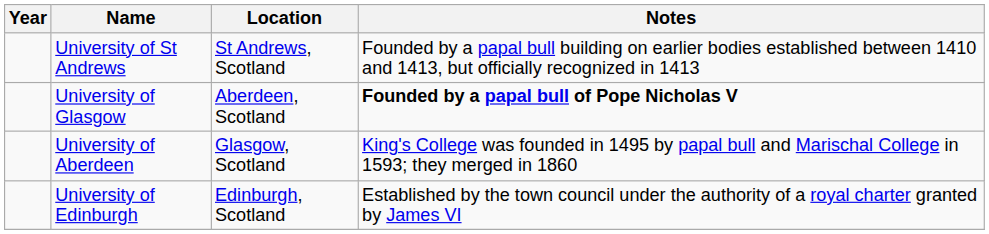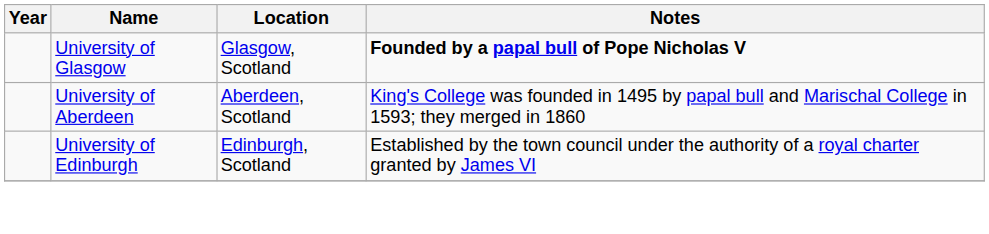- row: (116, 57)
(257, 106) Aberdeen, Scotland -> (258, 57) Glasgow, Scotland
(252, 155) Glasgow, Scotland -> (262, 106) Aberdeen, Scotland
